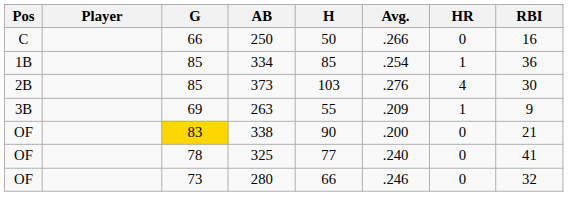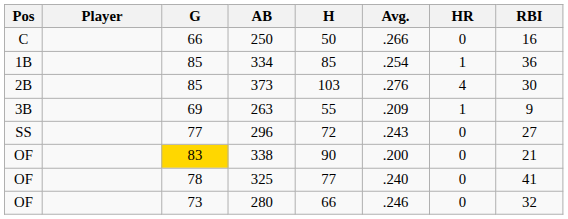+ row: (262, 132)
